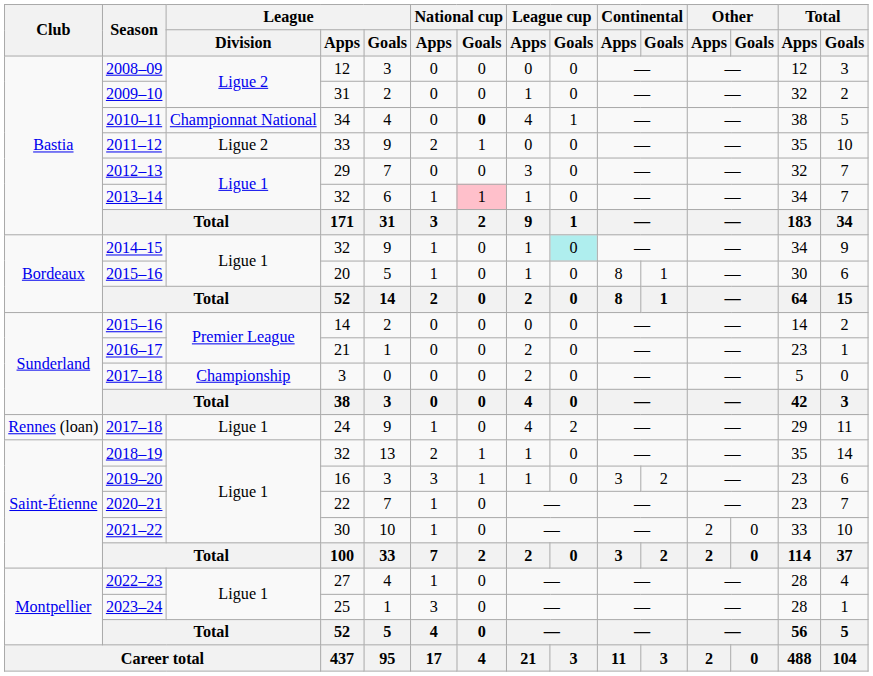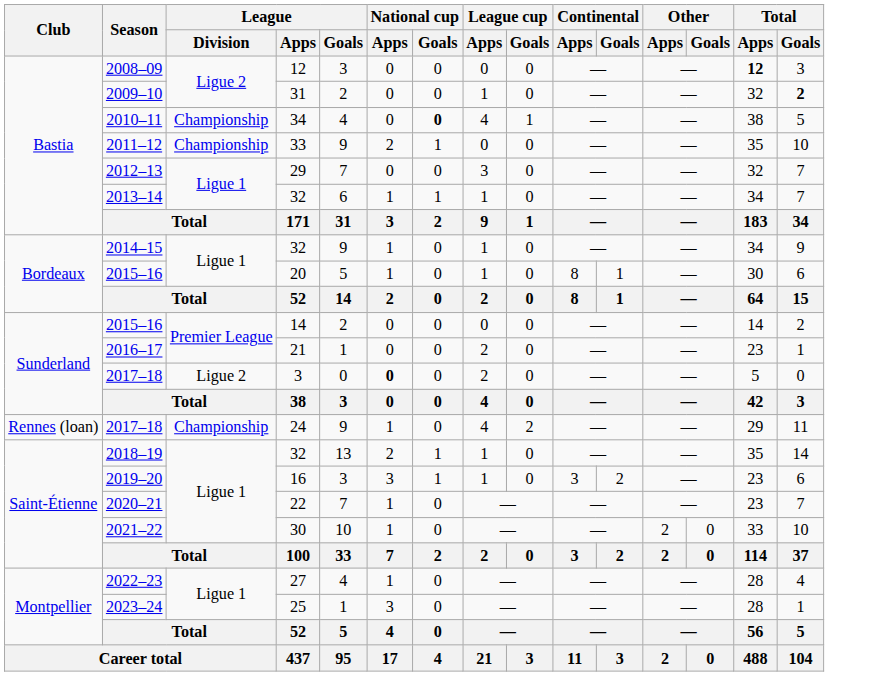(799, 68) normal -> (755, 68) bold
(845, 94) normal -> (801, 94) bold
(243, 119) Championnat National -> (221, 119) Championship
(243, 145) Ligue 2 -> (221, 145) Championship
(482, 196) pink background -> (438, 196) no background
(573, 247) paleturquoise background -> (529, 247) no background
(243, 376) Championship -> (221, 376) Ligue 2
(434, 376) normal -> (390, 376) bold
(243, 427) Ligue 1 -> (221, 427) Championship
